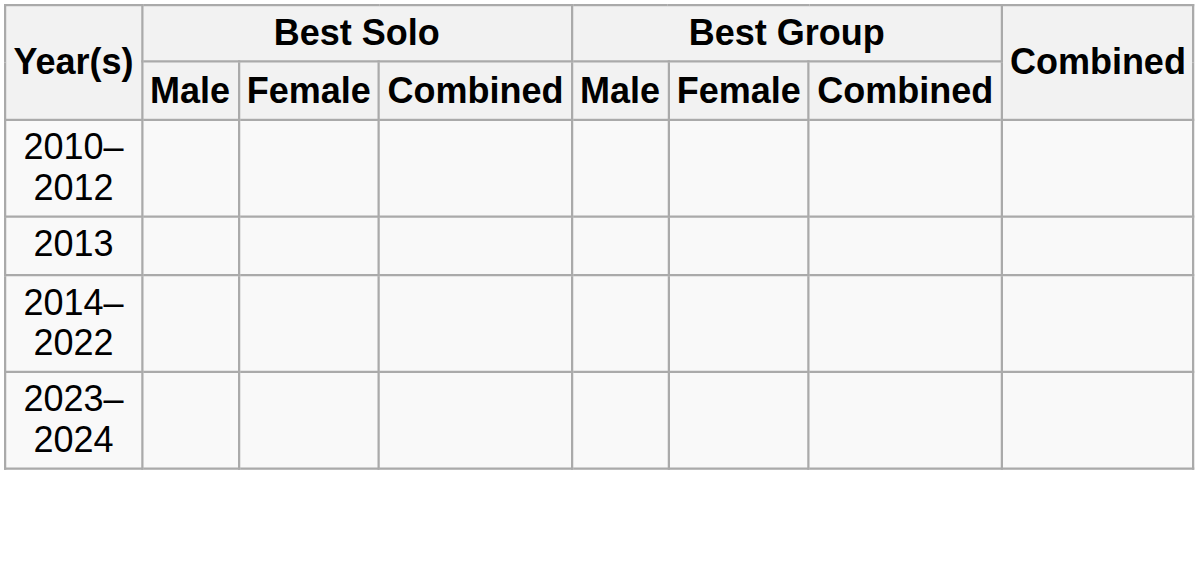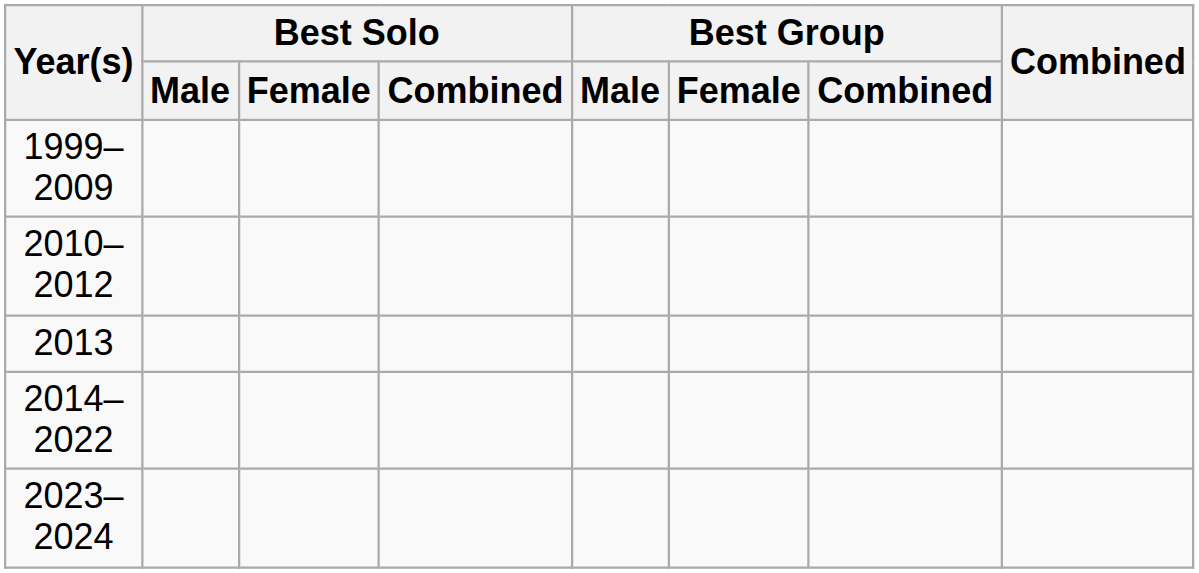+ row: (73, 167)
